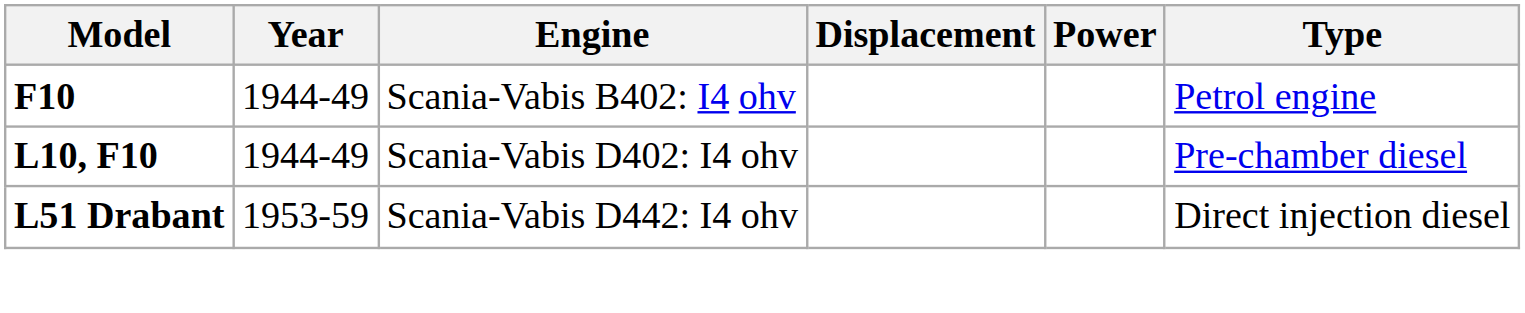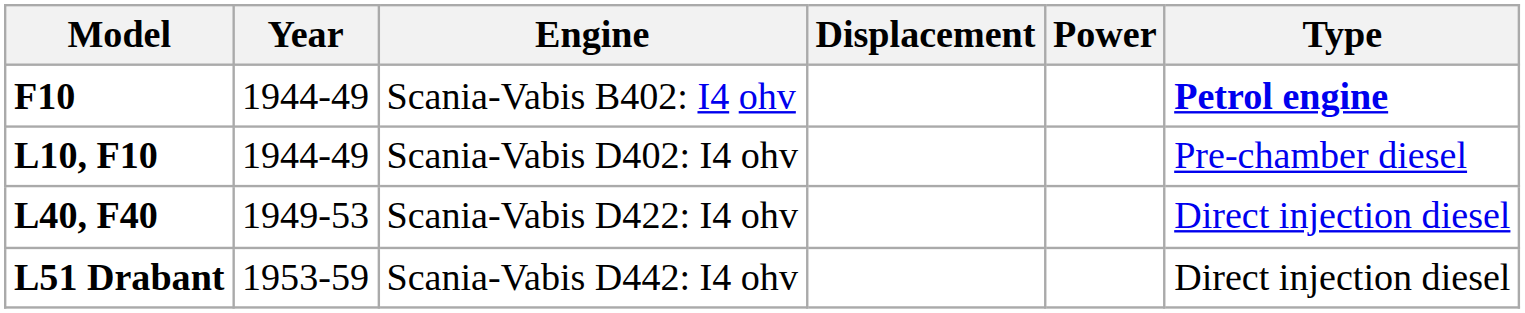(1275, 95) normal -> (1281, 95) bold
+ row: (86, 215)
